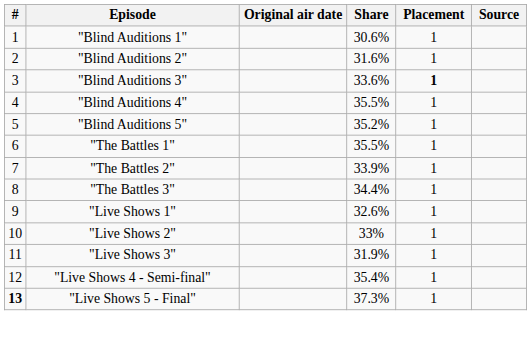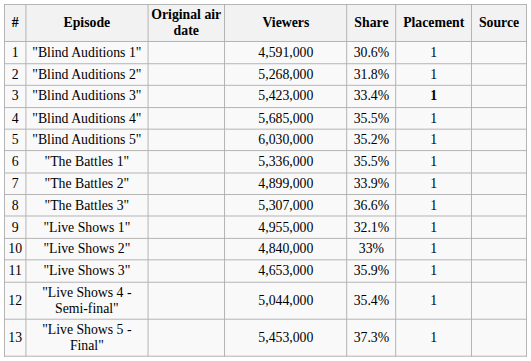+ column: (286, 23)
(371, 59) 31.6% -> (371, 74) 31.8%
(371, 80) 33.6% -> (371, 96) 33.4%
(371, 189) 34.4% -> (371, 205) 36.6%
(371, 211) 32.6% -> (371, 227) 32.1%
(371, 255) 31.9% -> (371, 270) 35.9%
(15, 299) bold -> (15, 337) normal
